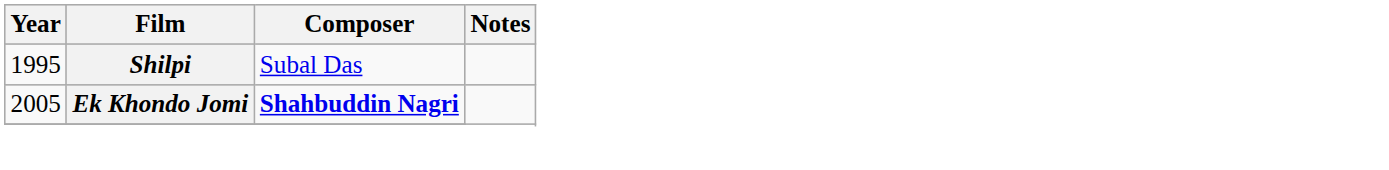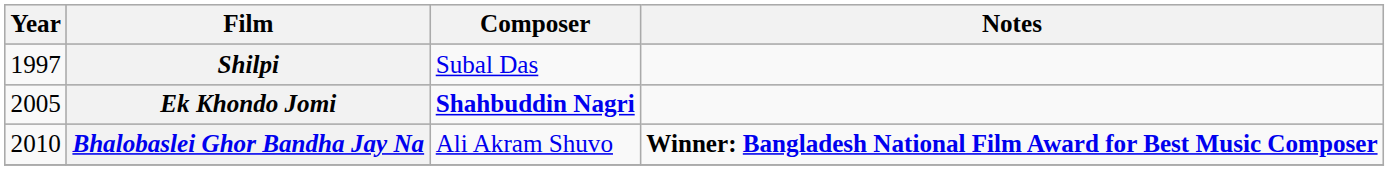(36, 64) 1995 -> (36, 64) 1997
+ row: (248, 143)
